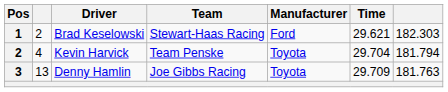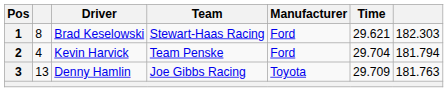(39, 33) 2 -> (39, 33) 8
(288, 53) Toyota -> (283, 53) Ford
